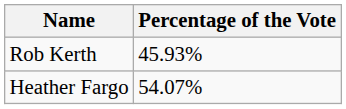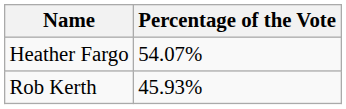rows swapped: (69, 86) <-> (53, 53)
